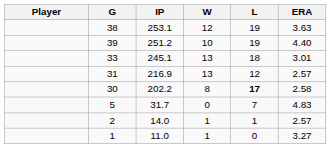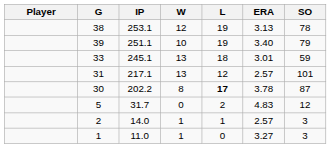+ column: (305, 12)
(302, 27) 3.63 -> (264, 27) 3.13
(160, 43) 251.2 -> (140, 43) 251.1
(302, 43) 4.40 -> (264, 43) 3.40
(160, 74) 216.9 -> (140, 74) 217.1
(302, 89) 2.58 -> (264, 89) 3.78
(255, 105) 7 -> (222, 105) 2
